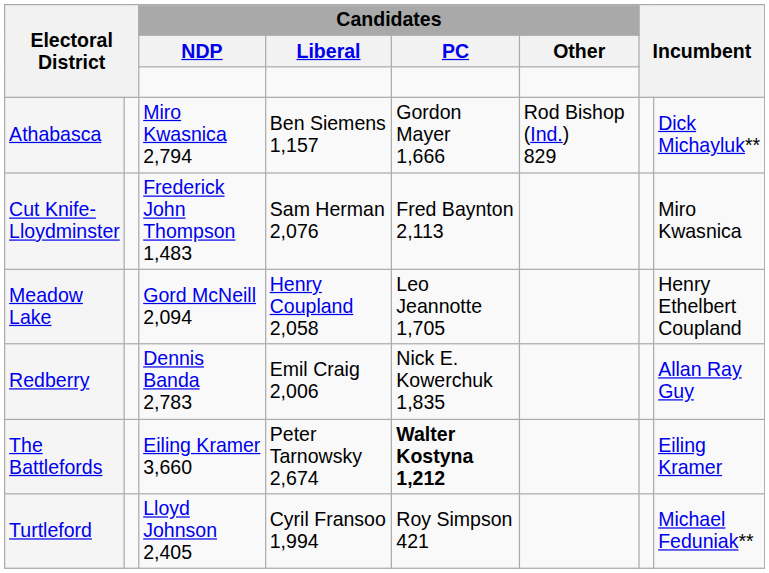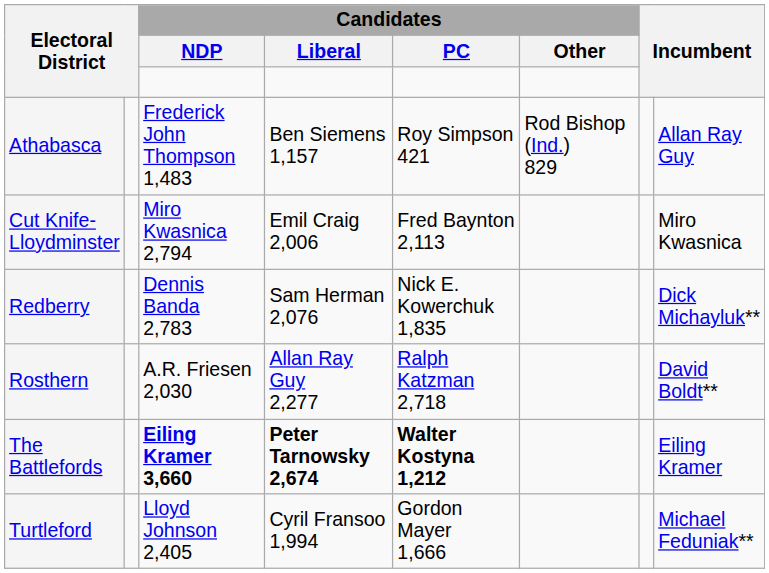(185, 134) Miro Kwasnica 2,794 -> (189, 145) Frederick John Thompson 1,483
(429, 134) Gordon Mayer 1,666 -> (455, 145) Roy Simpson 421
(709, 134) Dick Michayluk** -> (700, 145) Allan Ray Guy
(189, 220) Frederick John Thompson 1,483 -> (185, 231) Miro Kwasnica 2,794
(327, 220) Sam Herman 2,076 -> (314, 231) Emil Craig 2,006
- row: (46, 306)
(315, 381) Emil Craig 2,006 -> (327, 306) Sam Herman 2,076
(700, 381) Allan Ray Guy -> (709, 306) Dick Michayluk**
+ row: (49, 381)
(202, 456) normal -> (177, 456) bold
(316, 456) normal -> (320, 456) bold
(454, 531) Roy Simpson 421 -> (430, 531) Gordon Mayer 1,666
